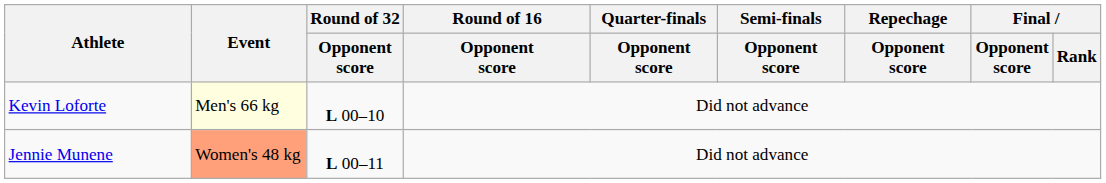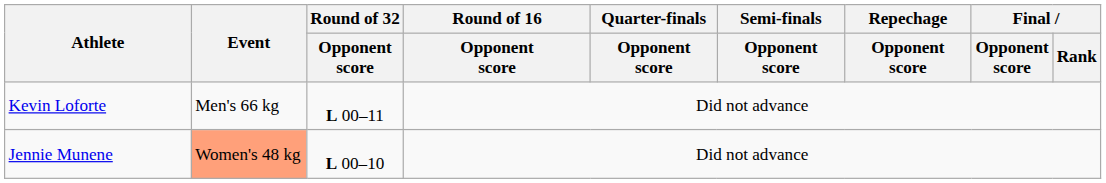(237, 105) lightyellow background -> (237, 105) no background
(355, 116) L 00–10 -> (355, 116) L 00–11
(355, 164) L 00–11 -> (355, 164) L 00–10
